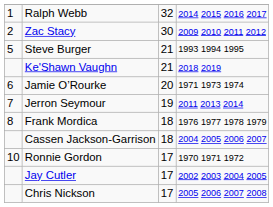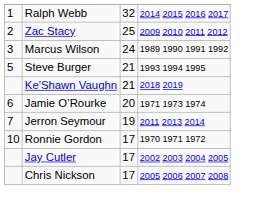(167, 31) 30 -> (129, 31) 25
+ row: (62, 49)
- row: (61, 121)
- row: (90, 139)
